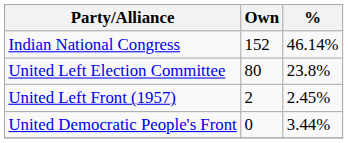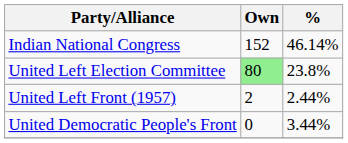(253, 71) no background -> (253, 71) lightgreen background
(309, 97) 2.45% -> (309, 97) 2.44%
